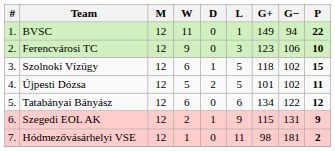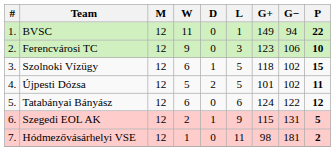(265, 102) 134 -> (265, 102) 124
(318, 119) 9 -> (318, 119) 5
